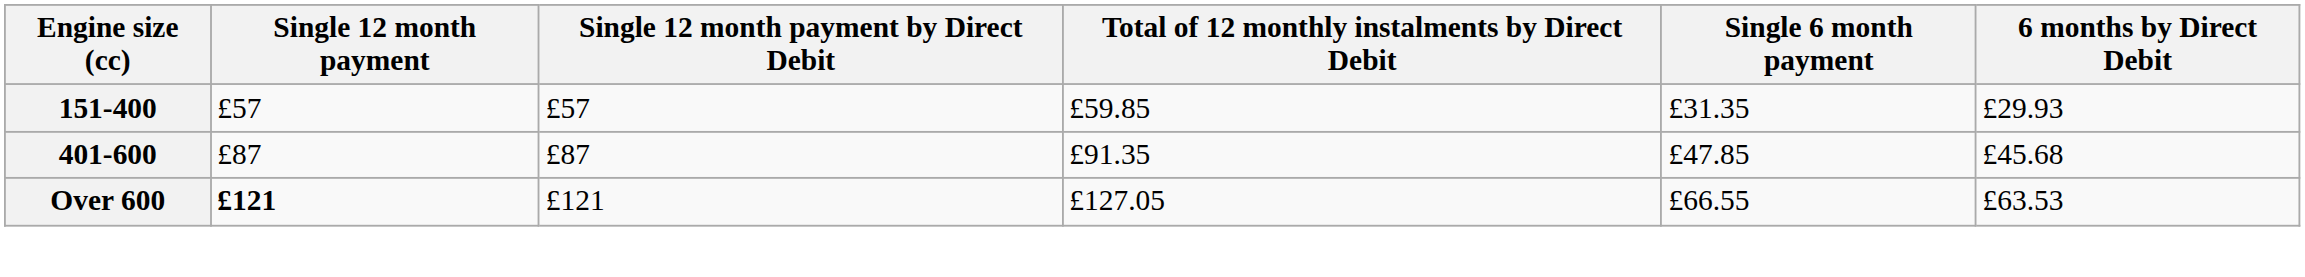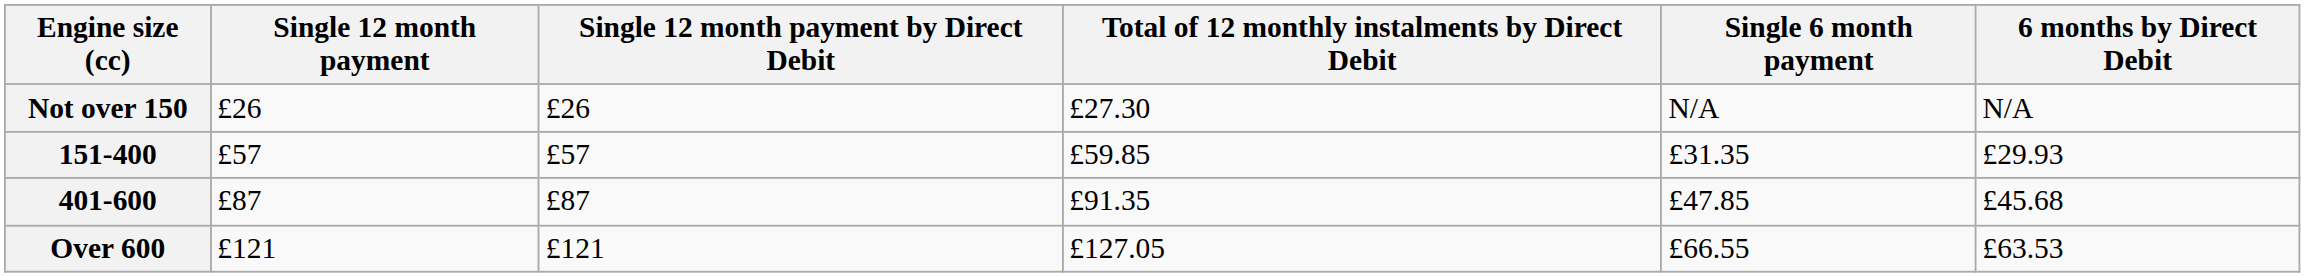+ row: (108, 107)
(247, 201) bold -> (247, 247) normal
